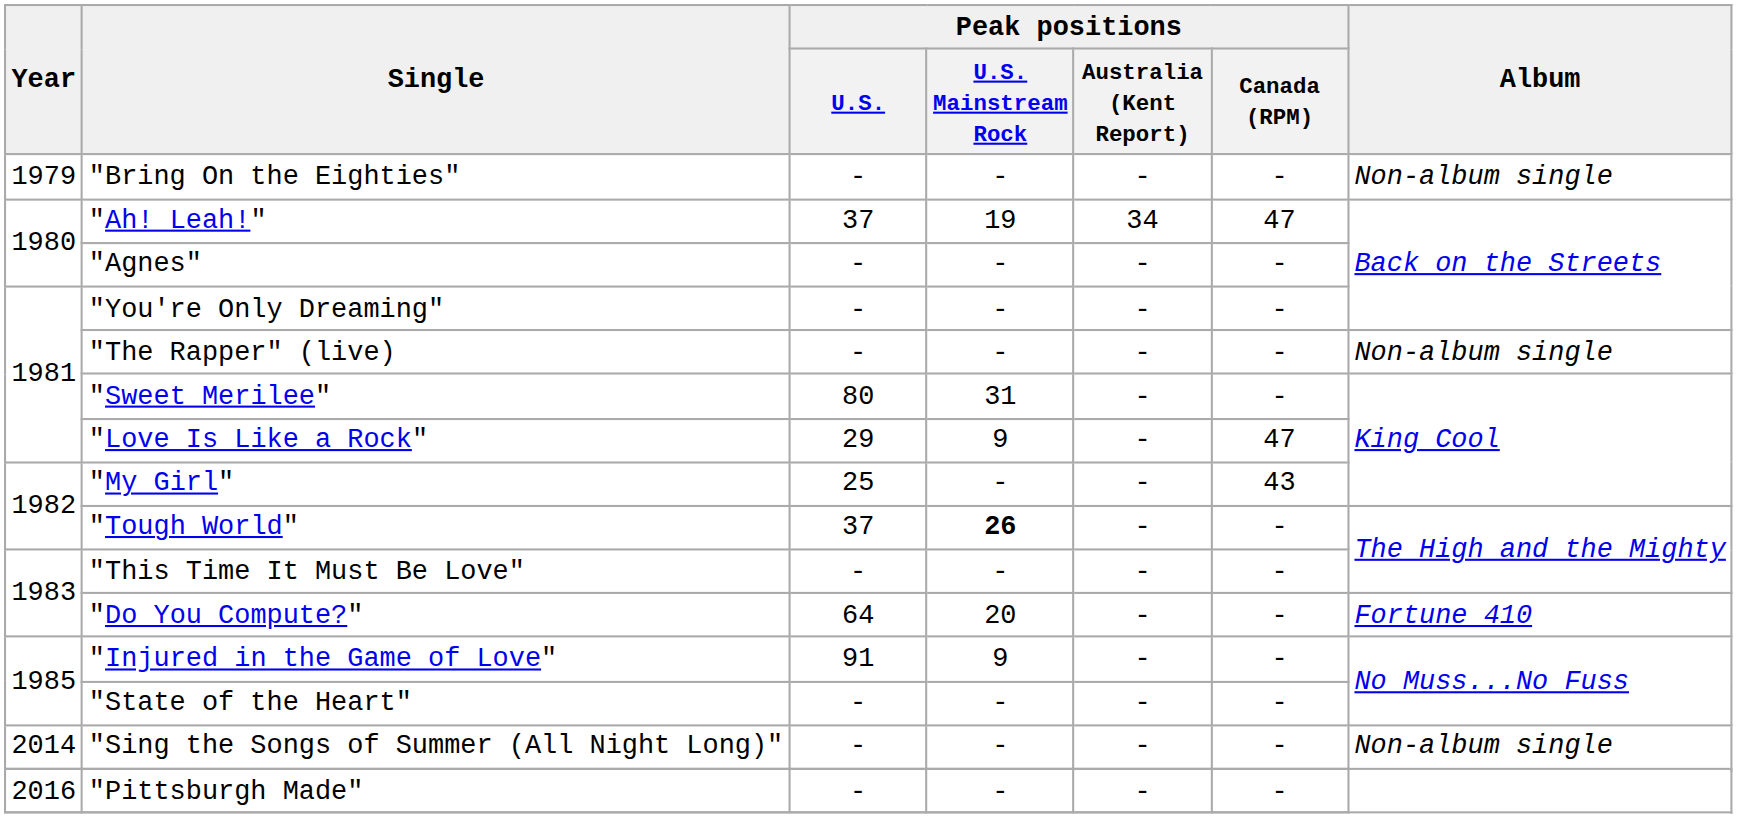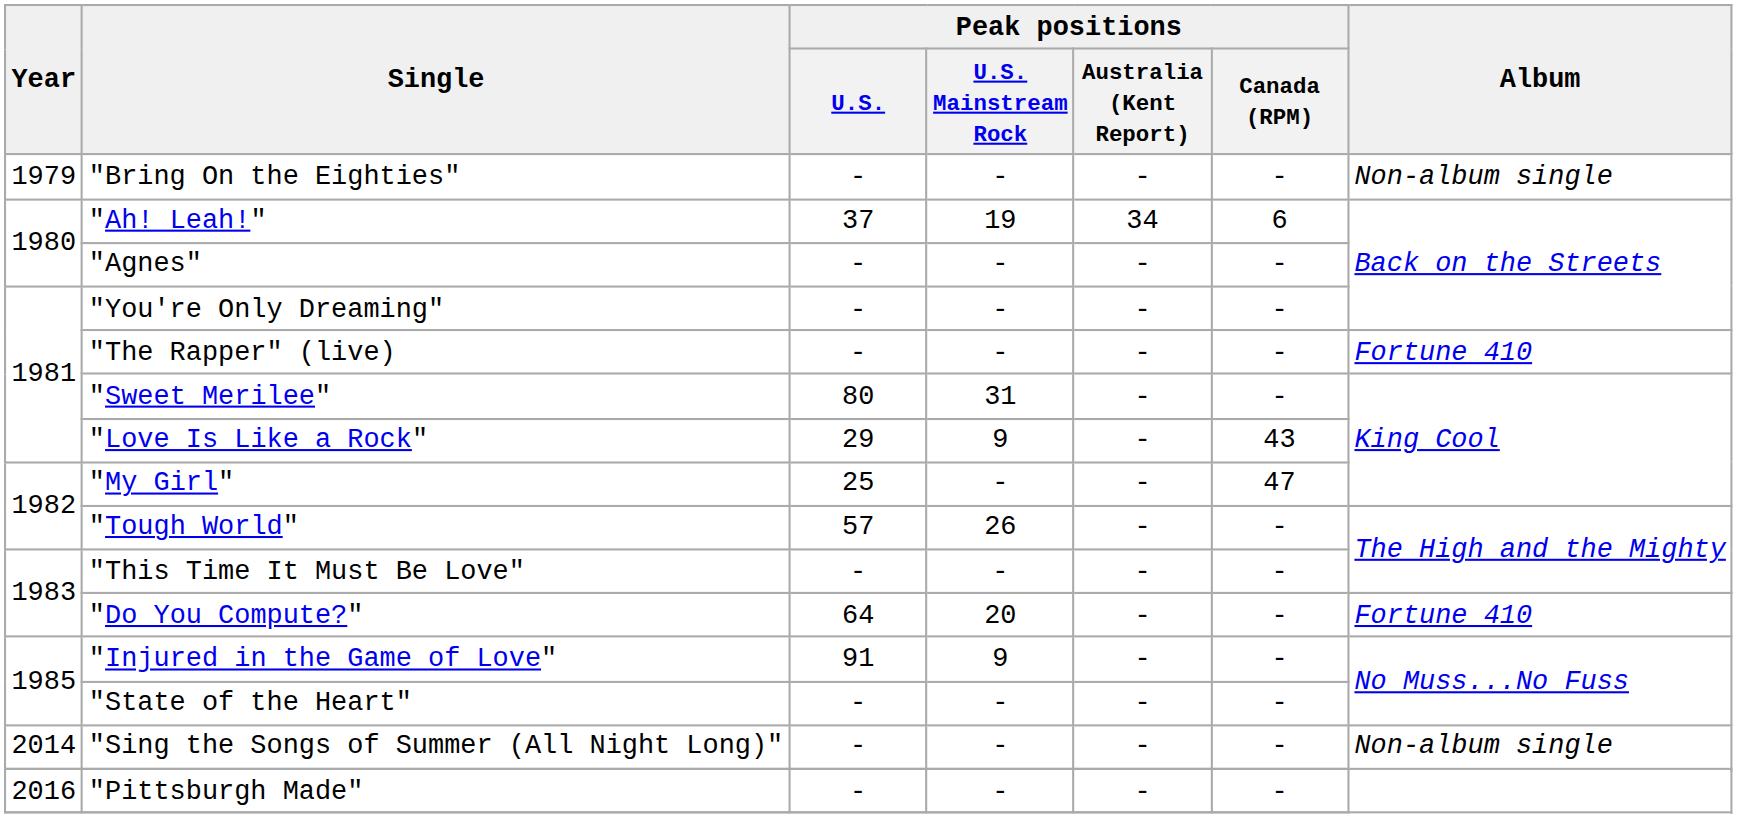(1280, 221) 47 -> (1280, 221) 6
(1484, 352) Non-album single -> (1443, 352) Fortune 410
(1280, 440) 47 -> (1280, 440) 43
(1280, 484) 43 -> (1280, 484) 47
(858, 528) 37 -> (858, 528) 57
(1000, 528) bold -> (1000, 528) normal
